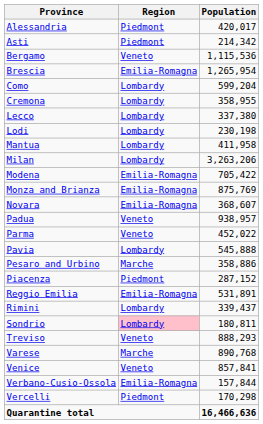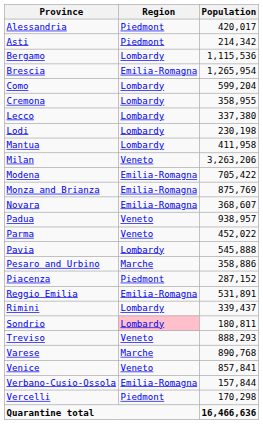(137, 56) Veneto -> (142, 56) Lombardy
(142, 160) Lombardy -> (137, 160) Veneto
